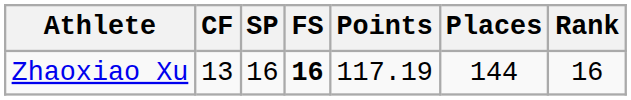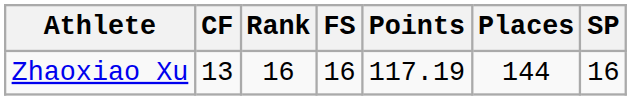columns swapped: (262, 27) <-> (587, 27)
(307, 72) bold -> (340, 72) normal
